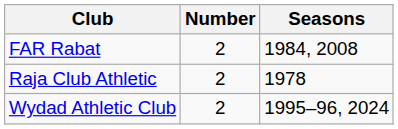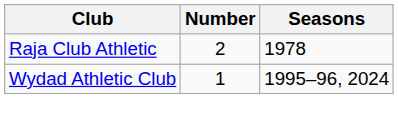- row: (55, 49)
(220, 108) 2 -> (220, 78) 1
